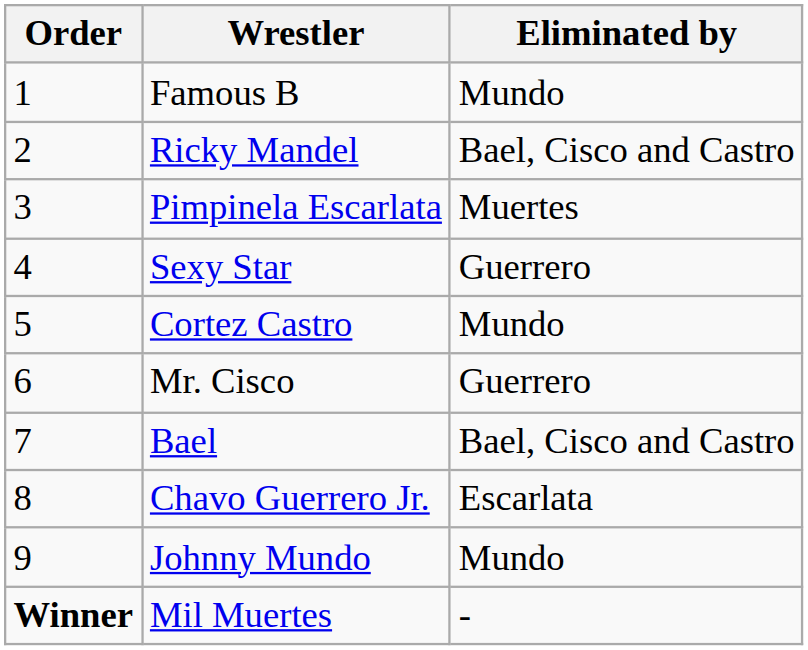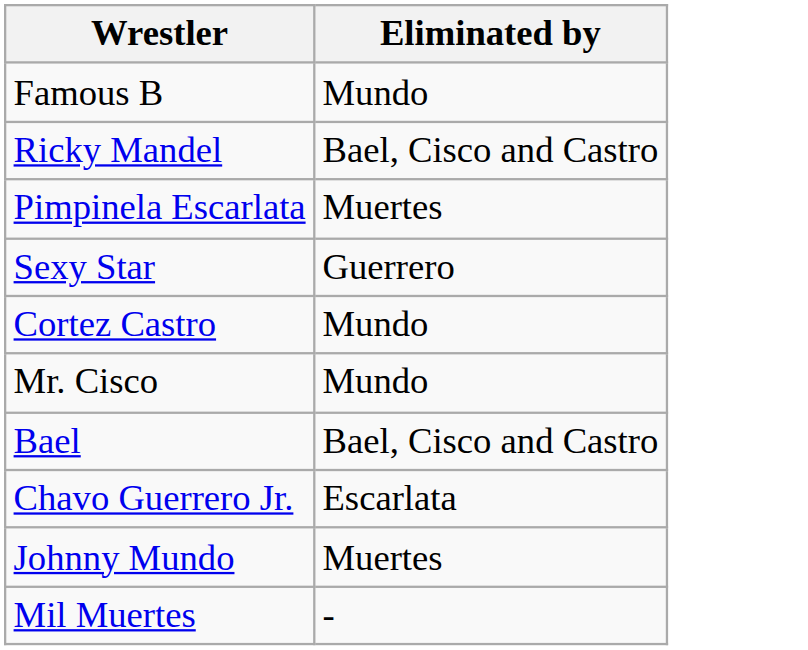- column: (73, 33)
(525, 382) Guerrero -> (375, 382) Mundo
(512, 556) Mundo -> (383, 556) Muertes
